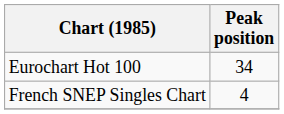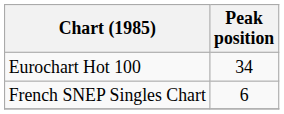(244, 94) 4 -> (244, 94) 6
